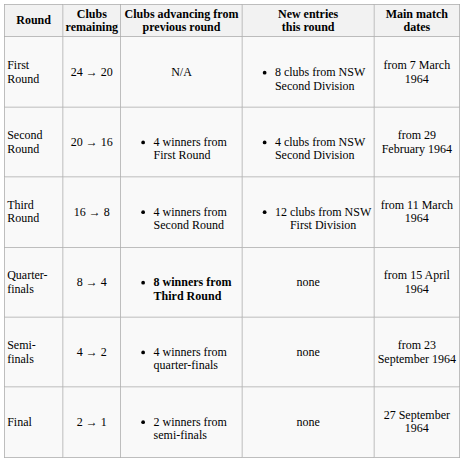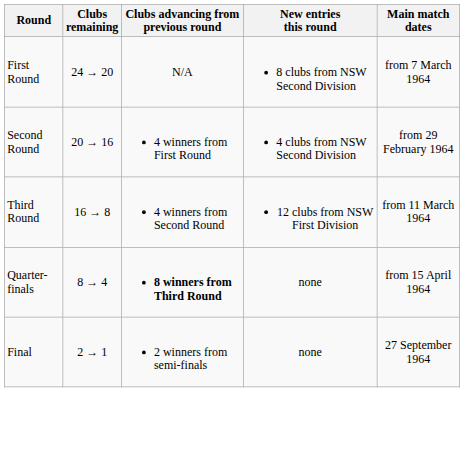- row: (21, 352)
